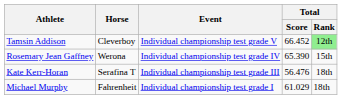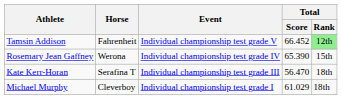(117, 42) Cleverboy -> (117, 42) Fahrenheit
(297, 72) 56.476 -> (297, 72) 56.470
(117, 87) Fahrenheit -> (117, 87) Cleverboy
